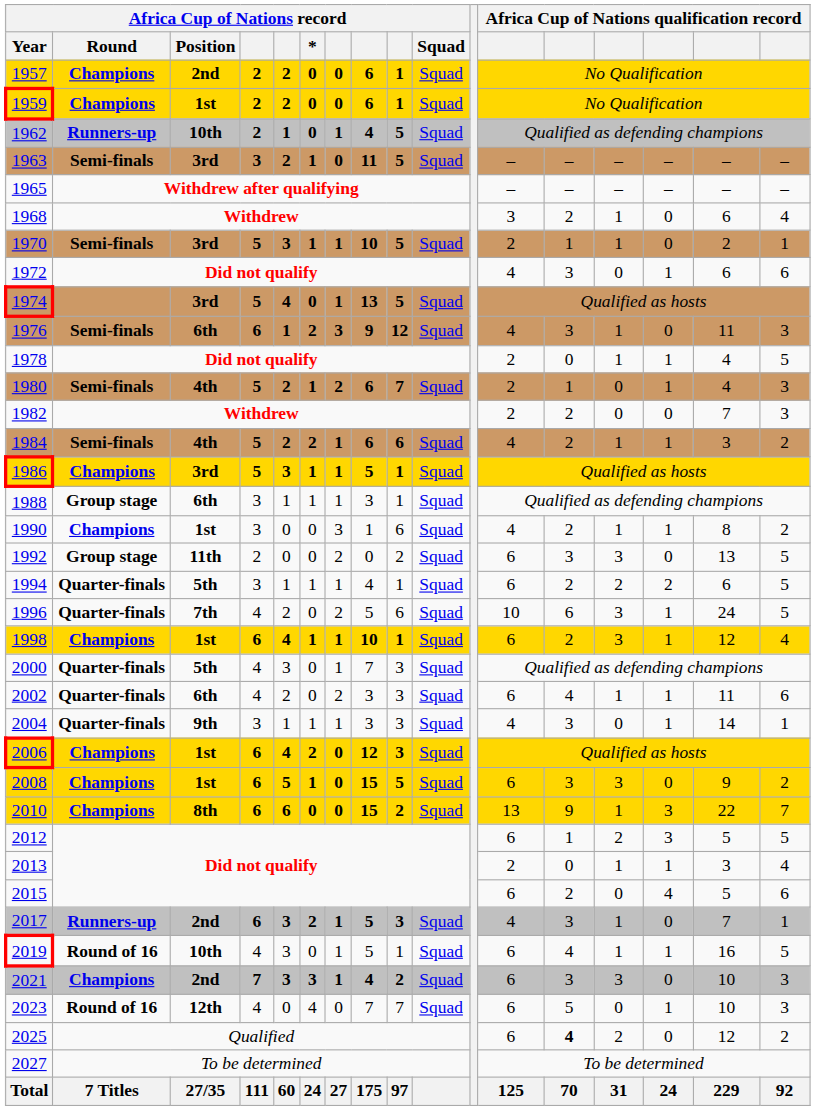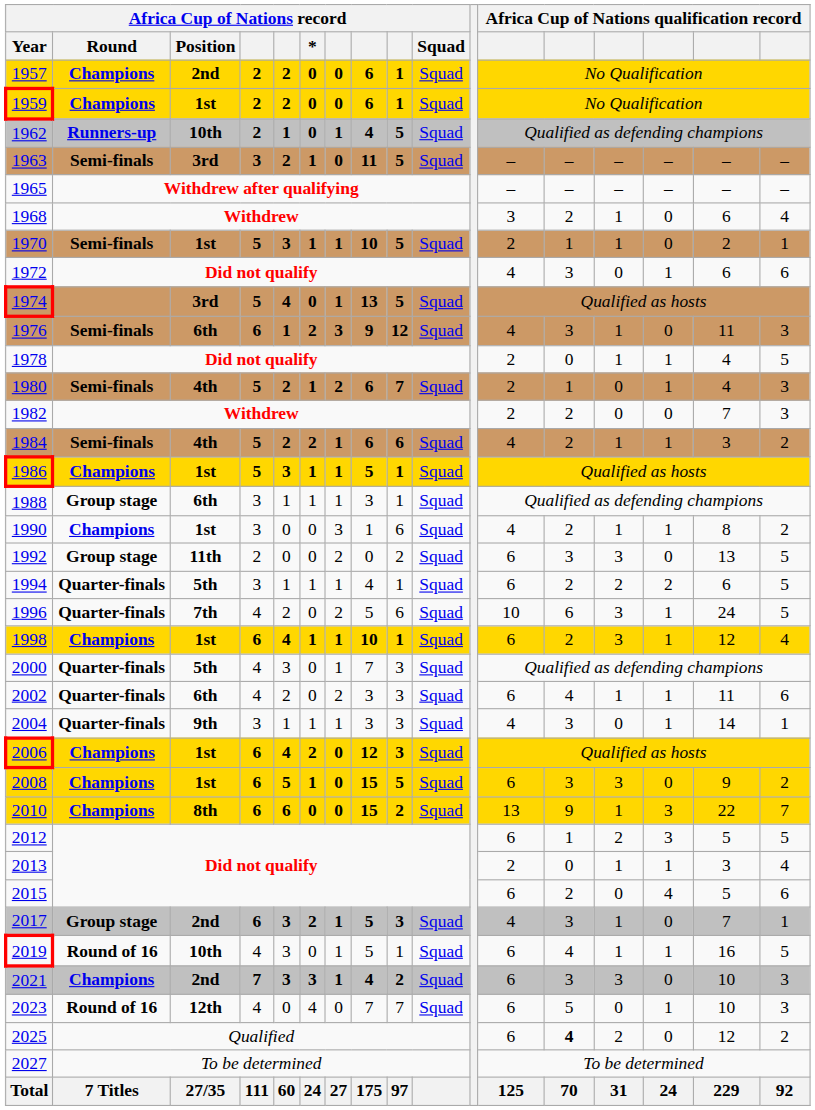(205, 243) 3rd -> (205, 243) 1st
(205, 471) 3rd -> (205, 471) 1st
(112, 921) Runners-up -> (112, 921) Group stage
